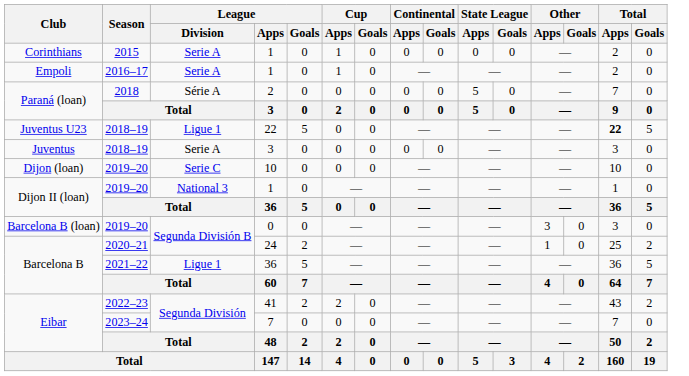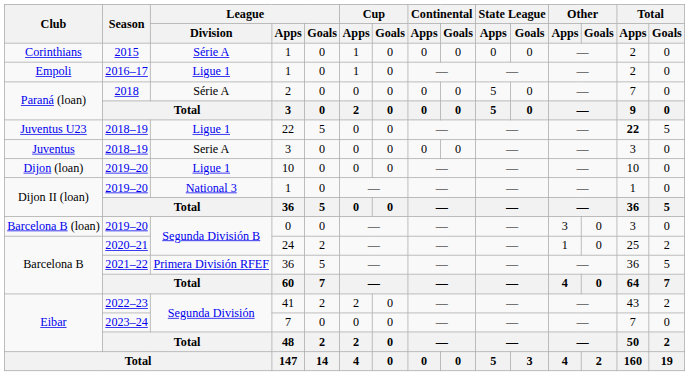(202, 52) Serie A -> (211, 52) Série A
(202, 71) Serie A -> (211, 71) Ligue 1
(202, 168) Serie C -> (211, 168) Ligue 1
(202, 264) Ligue 1 -> (211, 264) Primera División RFEF
